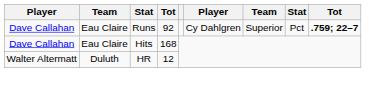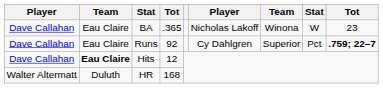+ row: (146, 28)
(105, 43) normal -> (106, 59) bold
(168, 43) 168 -> (172, 59) 12
(168, 59) 12 -> (172, 75) 168
